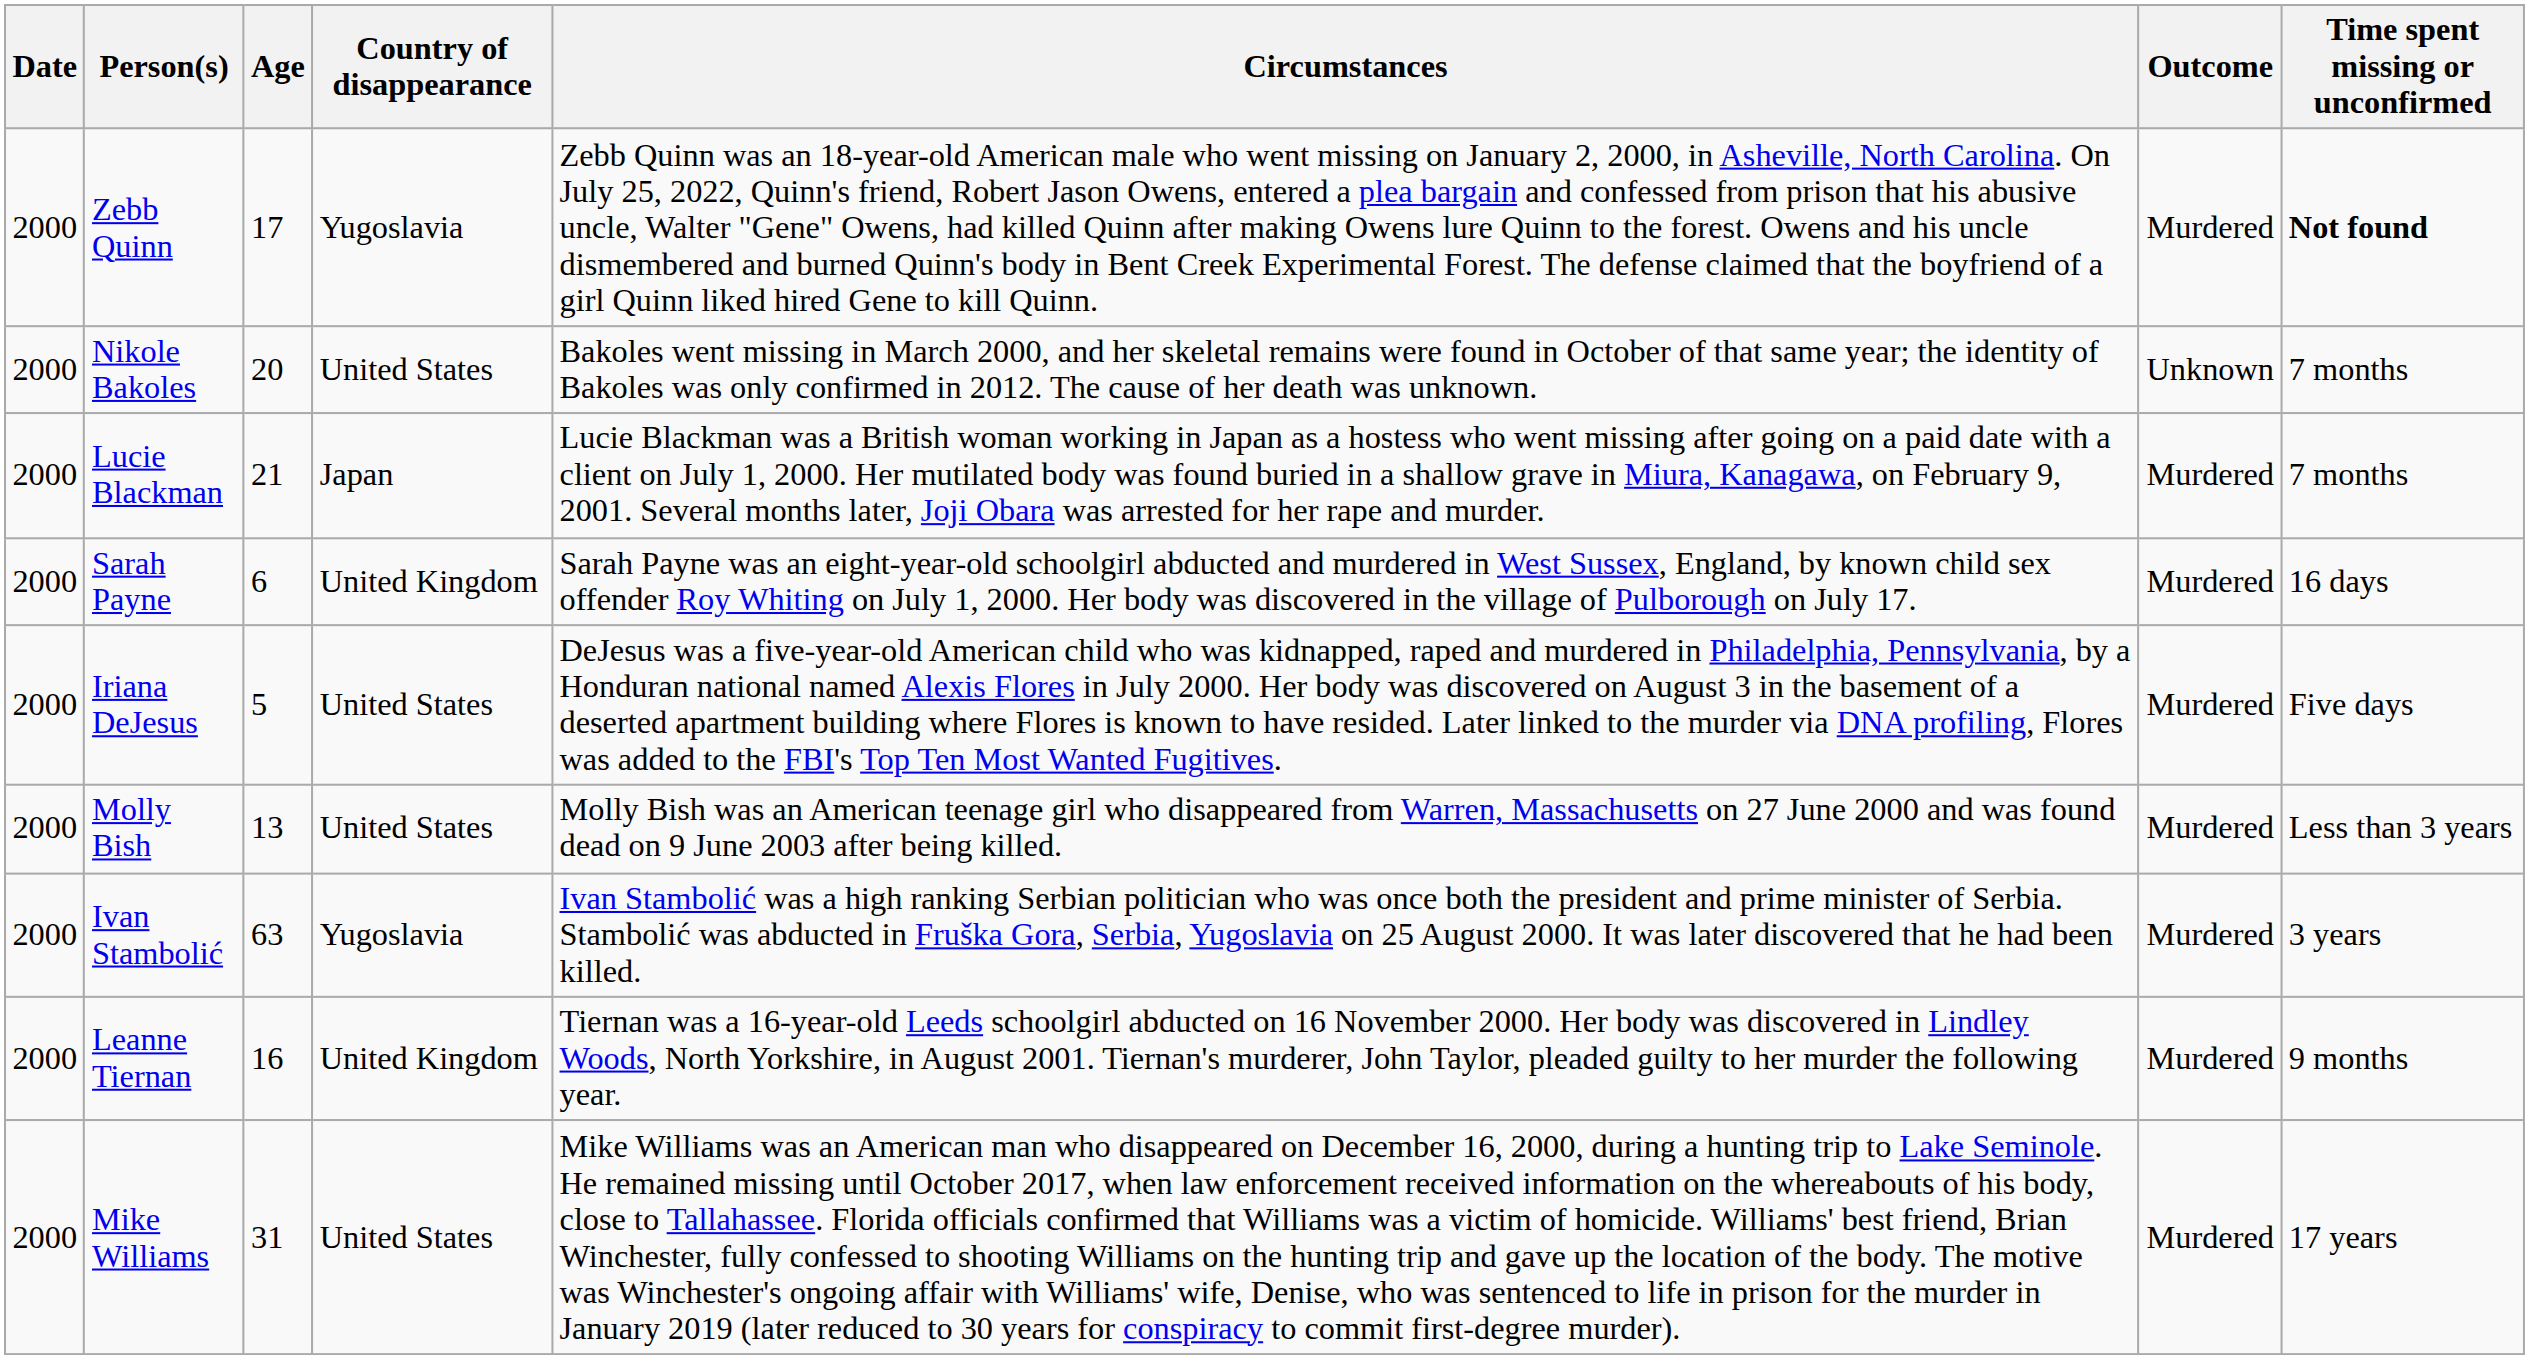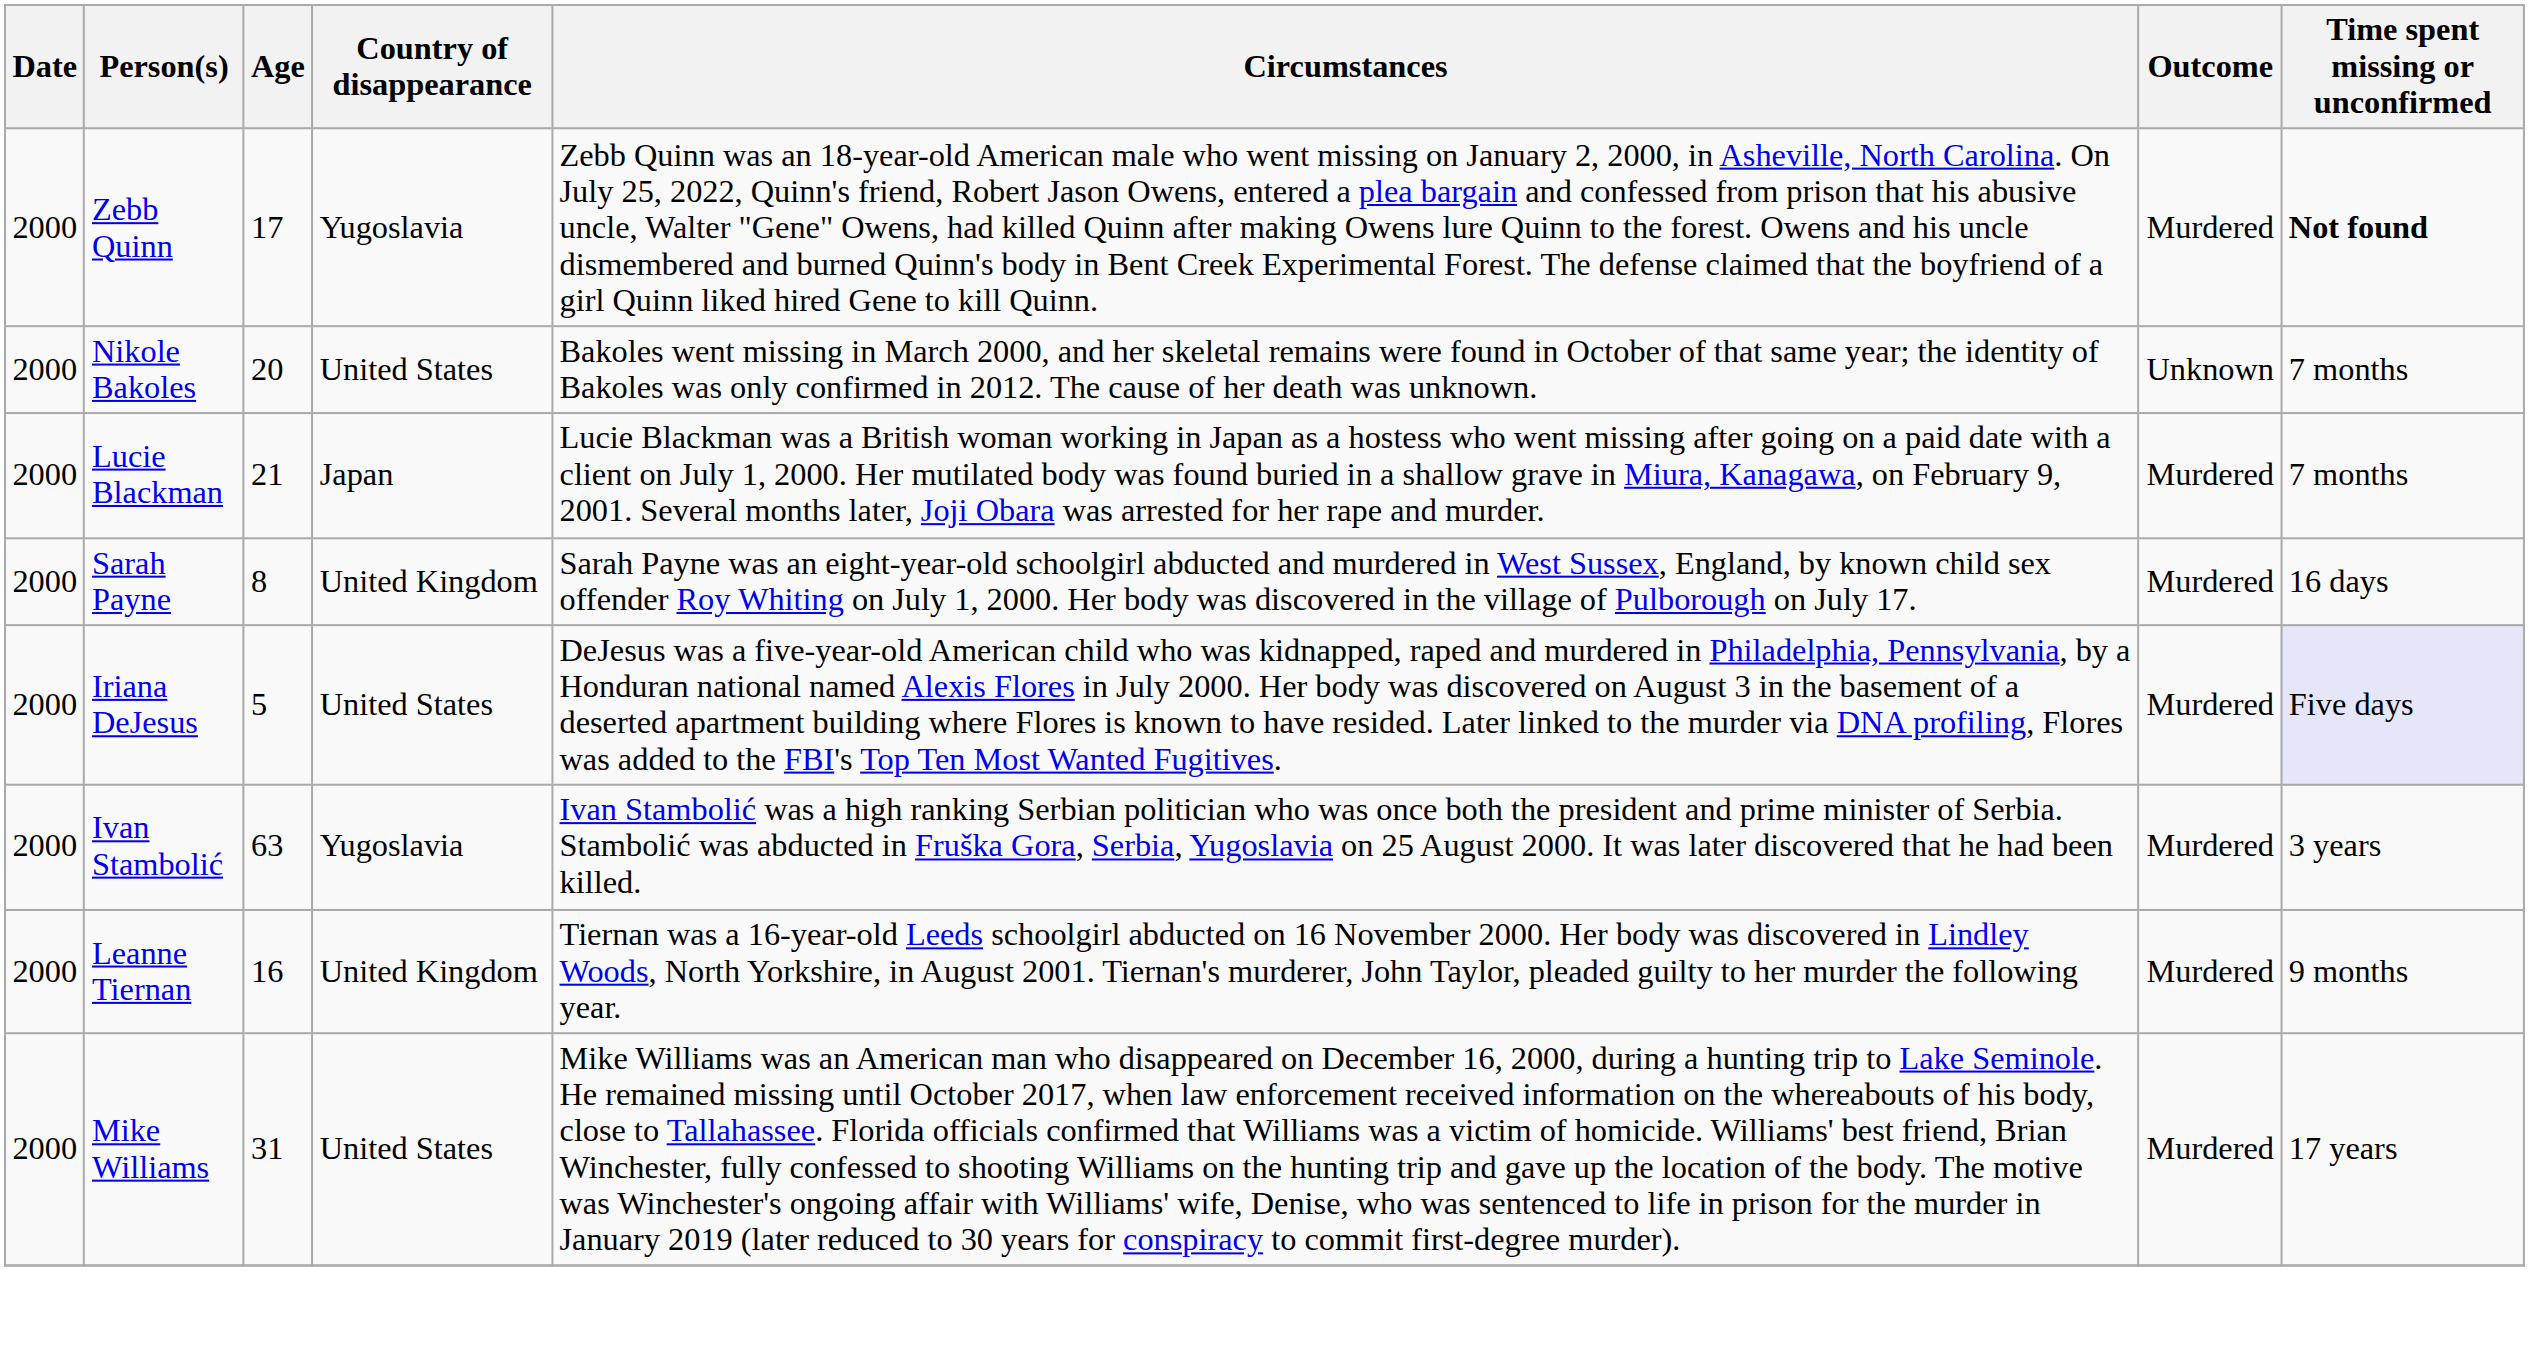(259, 580) 6 -> (259, 580) 8
(2351, 704) no background -> (2351, 704) lavender background
- row: (132, 828)
